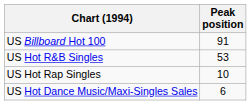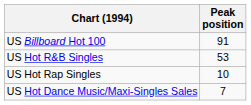(223, 91) 6 -> (223, 91) 7
